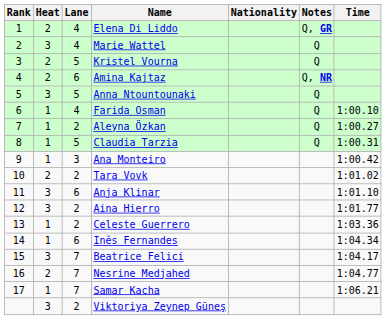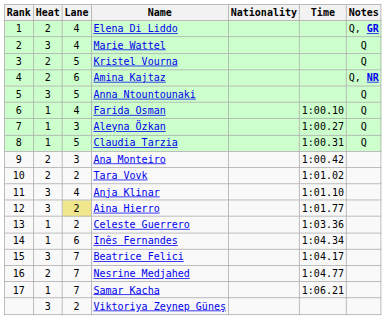columns swapped: (358, 13) <-> (317, 13)
(77, 127) 2 -> (77, 127) 3
(48, 159) 1 -> (48, 159) 2
(77, 192) 6 -> (77, 192) 4
(77, 208) no background -> (77, 208) khaki background
